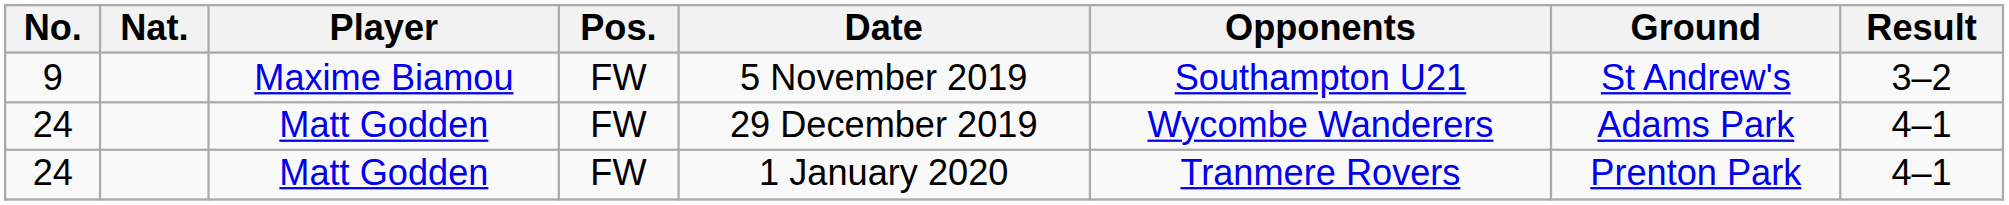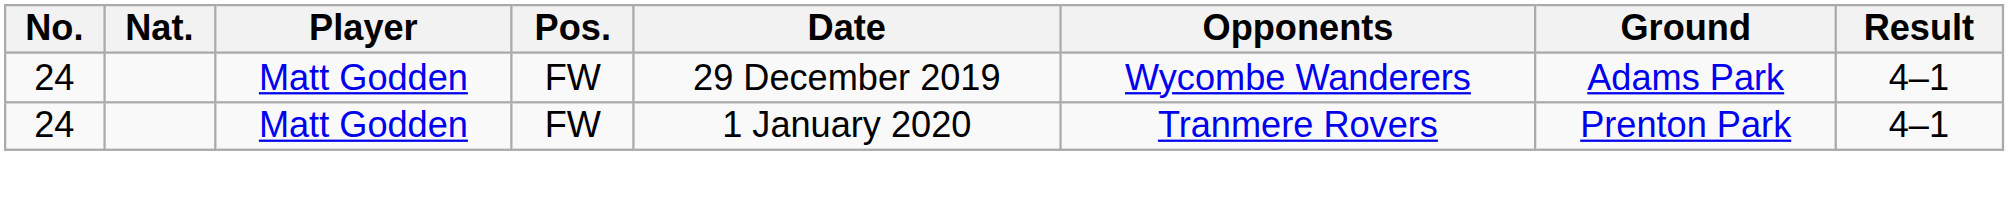- row: (53, 76)
